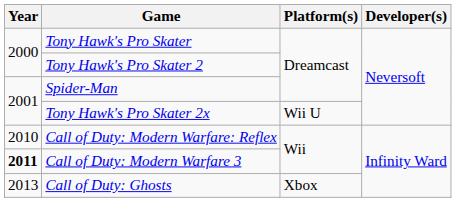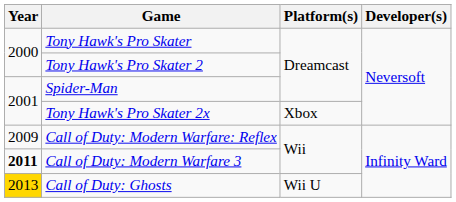(302, 112) Wii U -> (301, 112) Xbox
(23, 137) 2010 -> (23, 137) 2009
(23, 185) no background -> (23, 185) gold background
(301, 185) Xbox -> (302, 185) Wii U
